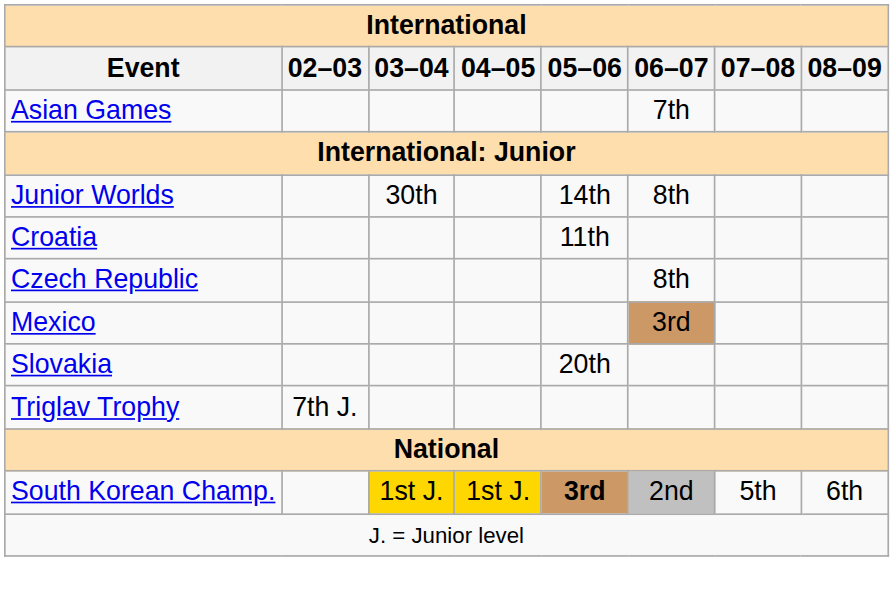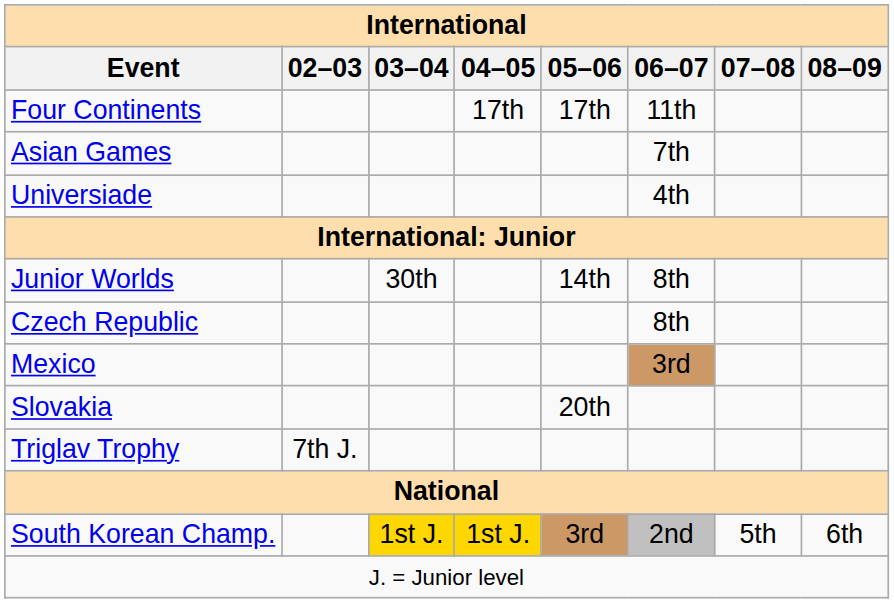+ row: (106, 110)
+ row: (82, 195)
- row: (54, 237)
(585, 491) bold -> (585, 534) normal
